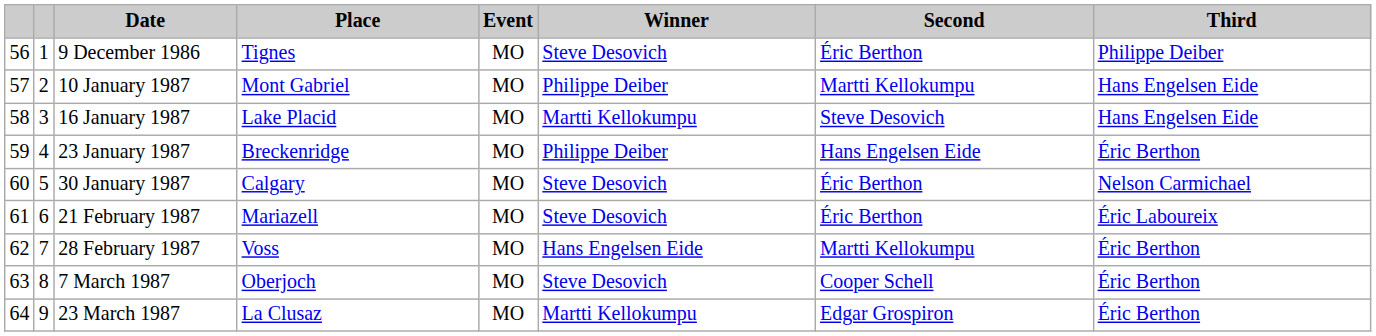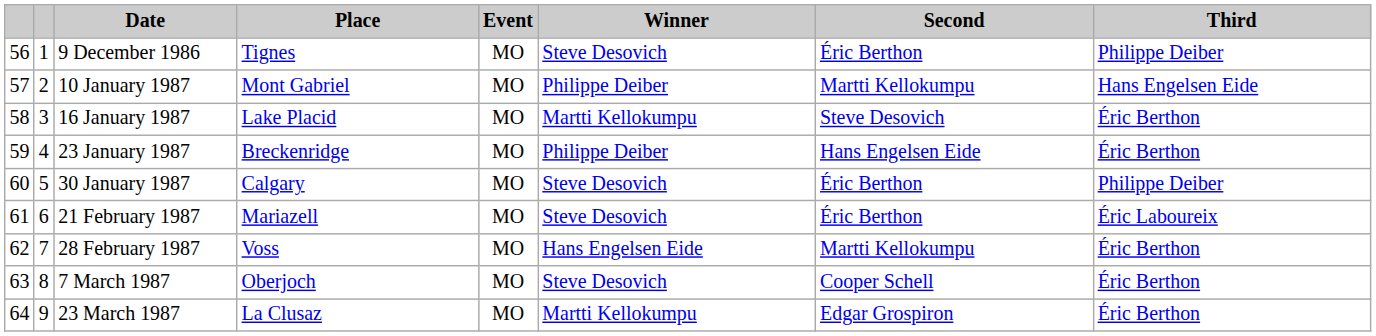(1178, 118) Hans Engelsen Eide -> (1149, 118) Éric Berthon
(1174, 183) Nelson Carmichael -> (1161, 183) Philippe Deiber
